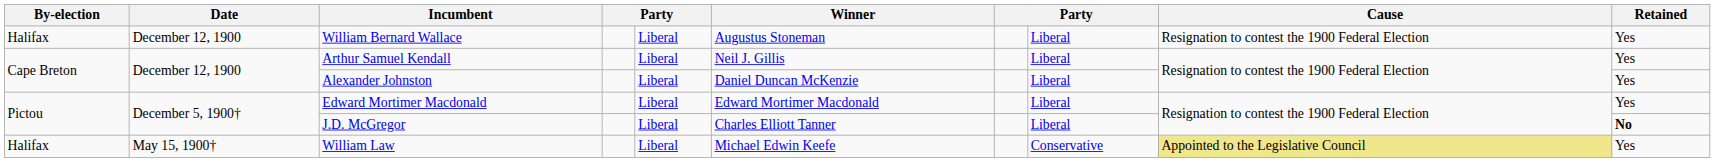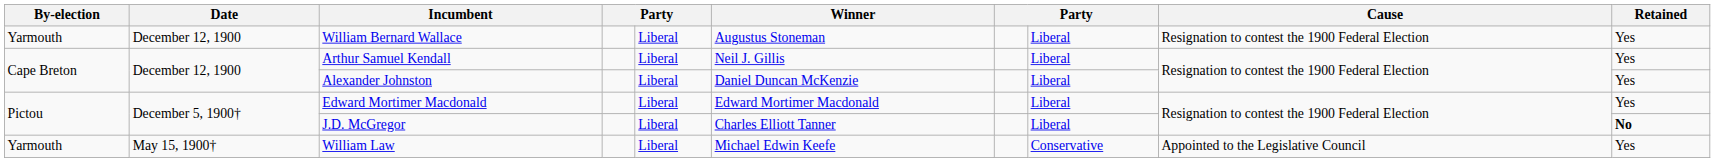(28, 37) Halifax -> (35, 37) Yarmouth
(28, 146) Halifax -> (35, 146) Yarmouth
(1263, 146) khaki background -> (1263, 146) no background
